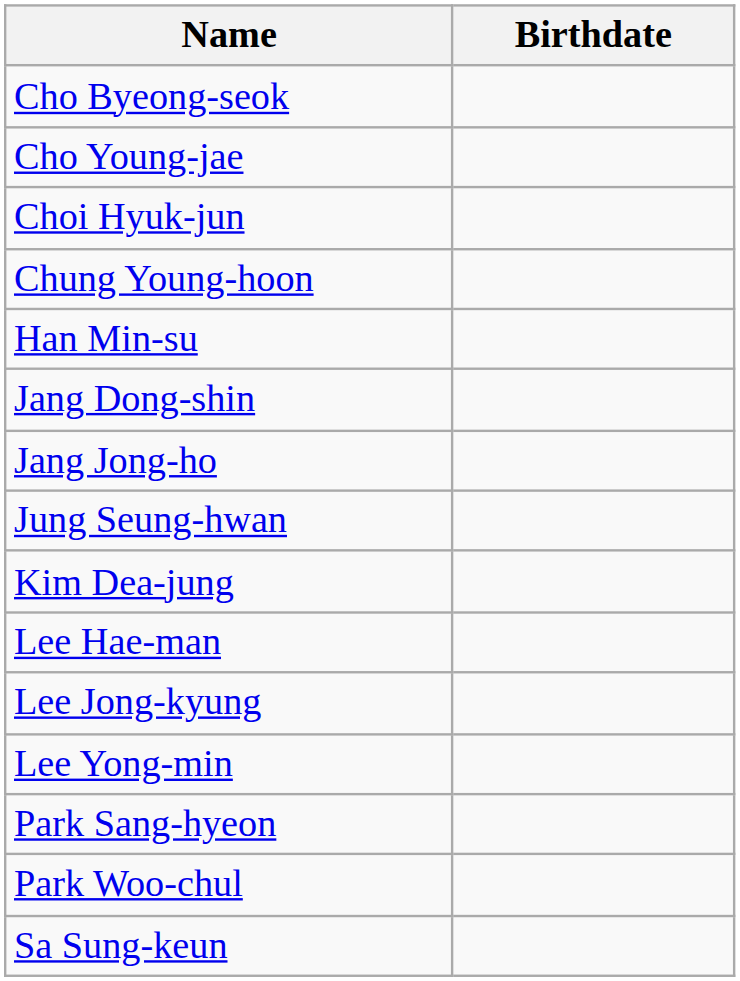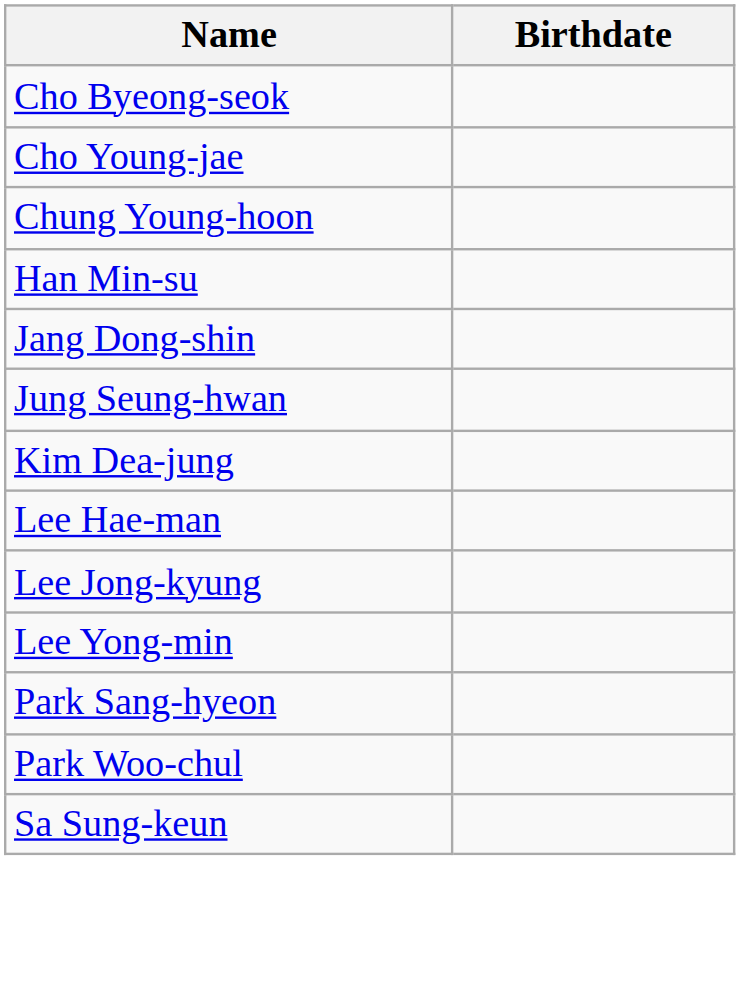- row: (129, 217)
- row: (115, 459)
